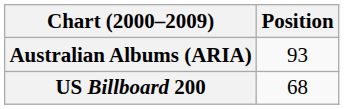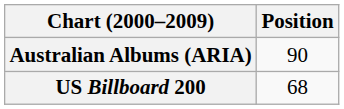(298, 54) 93 -> (298, 54) 90
